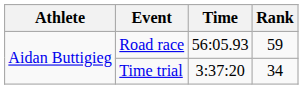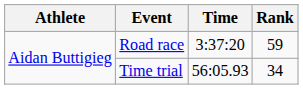(220, 44) 56:05.93 -> (220, 44) 3:37:20
(220, 71) 3:37:20 -> (220, 71) 56:05.93
